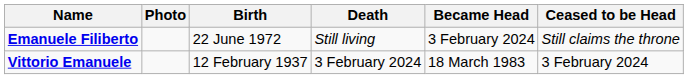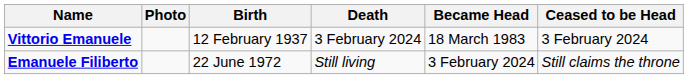rows swapped: (70, 62) <-> (73, 39)
